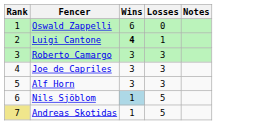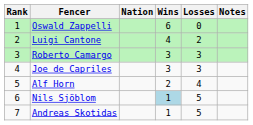+ column: (137, 12)
(132, 40) bold -> (168, 40) normal
(163, 40) 1 -> (199, 40) 2
(132, 84) 3 -> (168, 84) 2
(163, 84) 3 -> (199, 84) 4
(17, 112) khaki background -> (17, 112) no background
